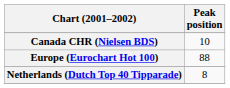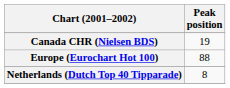(205, 41) 10 -> (205, 41) 19
